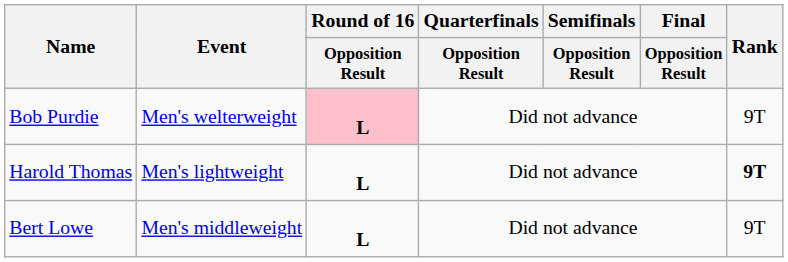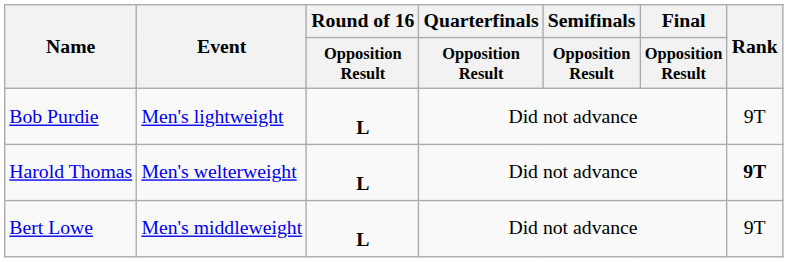(219, 116) Men's welterweight -> (212, 116) Men's lightweight
(363, 128) pink background -> (363, 128) no background
(212, 172) Men's lightweight -> (219, 172) Men's welterweight
